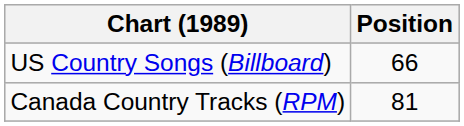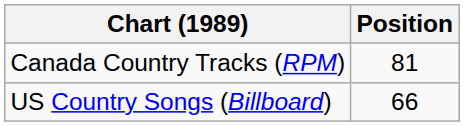rows swapped: (178, 101) <-> (171, 62)
